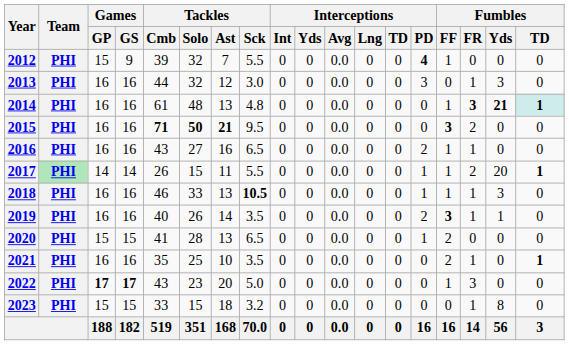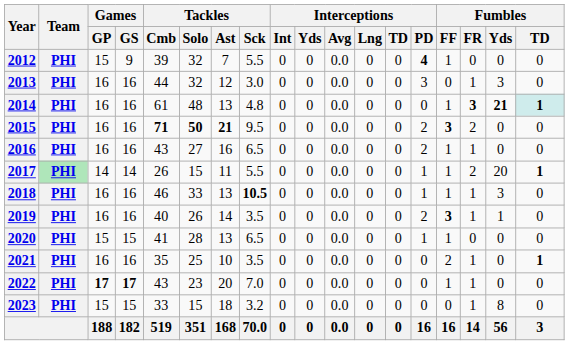(424, 127) 0 -> (424, 127) 2
(448, 238) 2 -> (448, 238) 1
(255, 283) 5.0 -> (255, 283) 7.0
(473, 283) 3 -> (473, 283) 1
